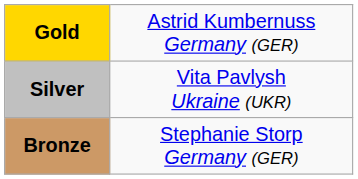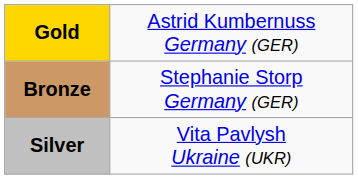rows swapped: (57, 88) <-> (57, 145)
